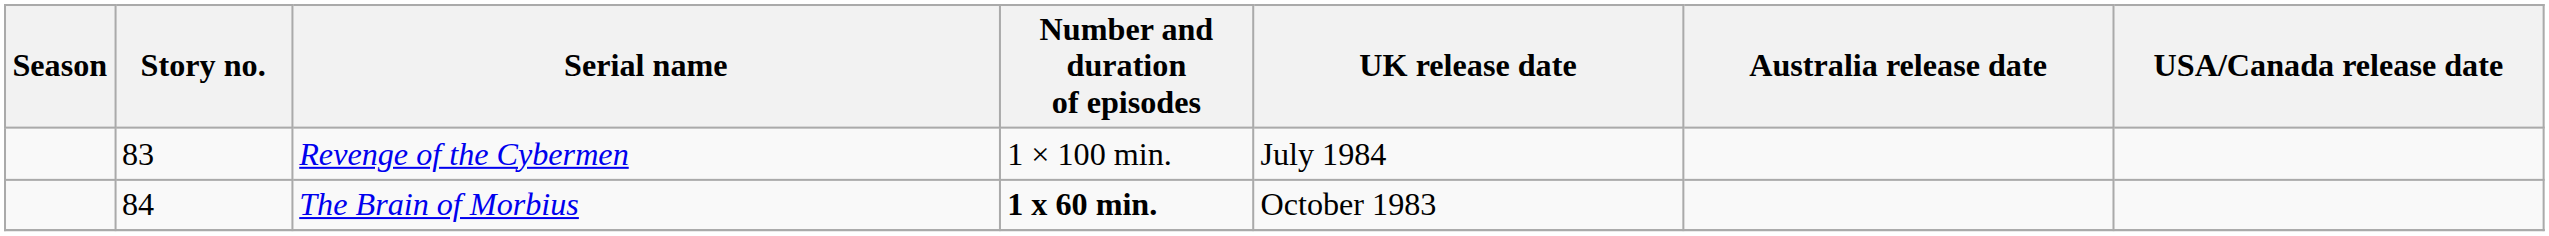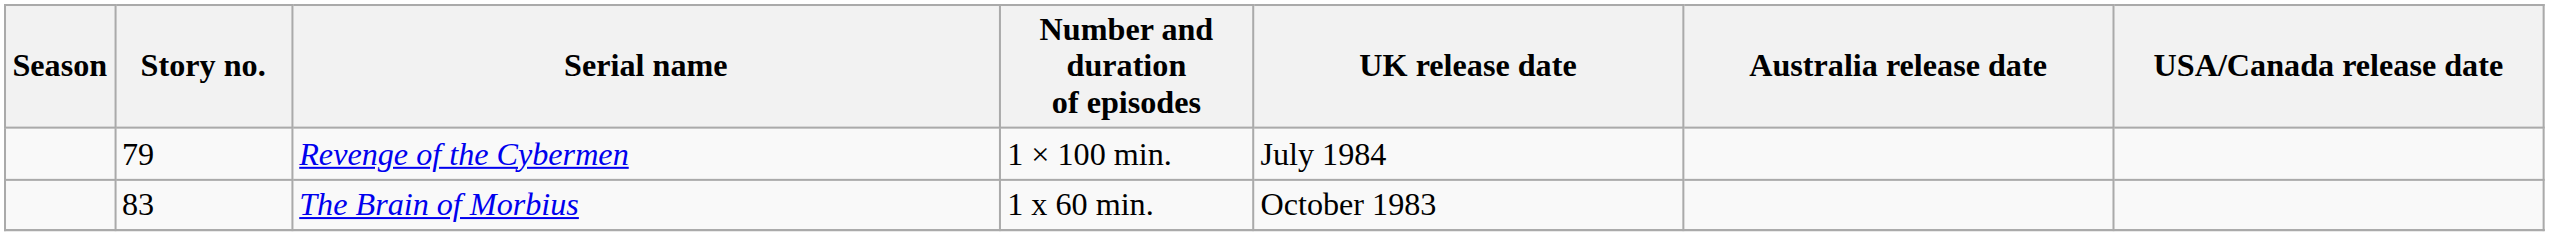(138, 153) 83 -> (138, 153) 79
(138, 204) 84 -> (138, 204) 83
(1082, 204) bold -> (1080, 204) normal
